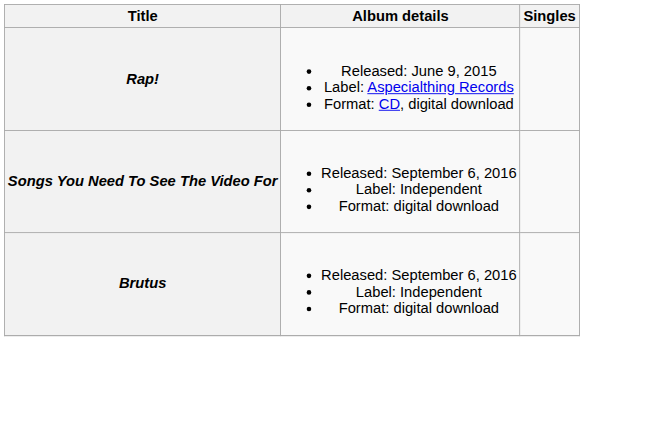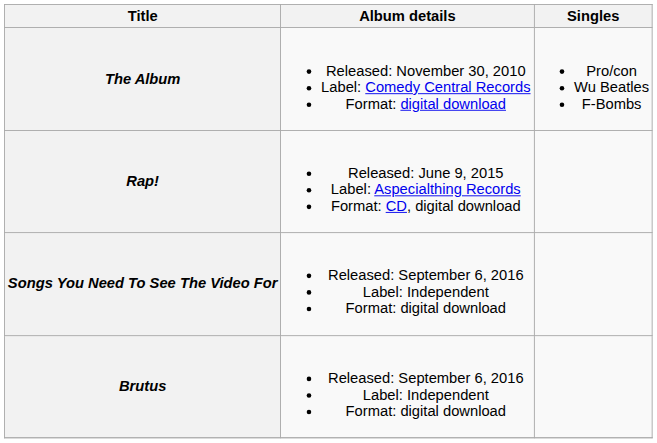+ row: (143, 79)
